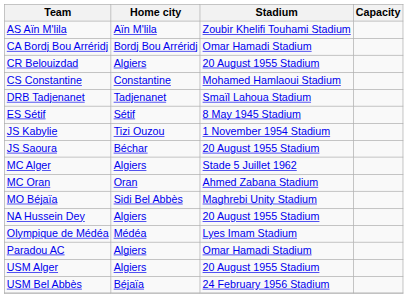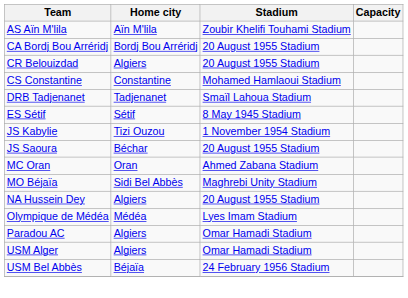(257, 47) Omar Hamadi Stadium -> (261, 47) 20 August 1955 Stadium
- row: (29, 166)
(261, 268) 20 August 1955 Stadium -> (257, 251) Omar Hamadi Stadium
